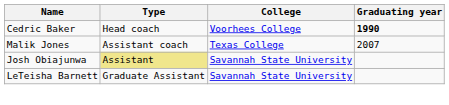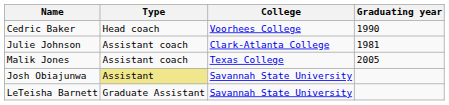(368, 28) bold -> (368, 28) normal
+ row: (44, 44)
(368, 44) 2007 -> (368, 60) 2005
